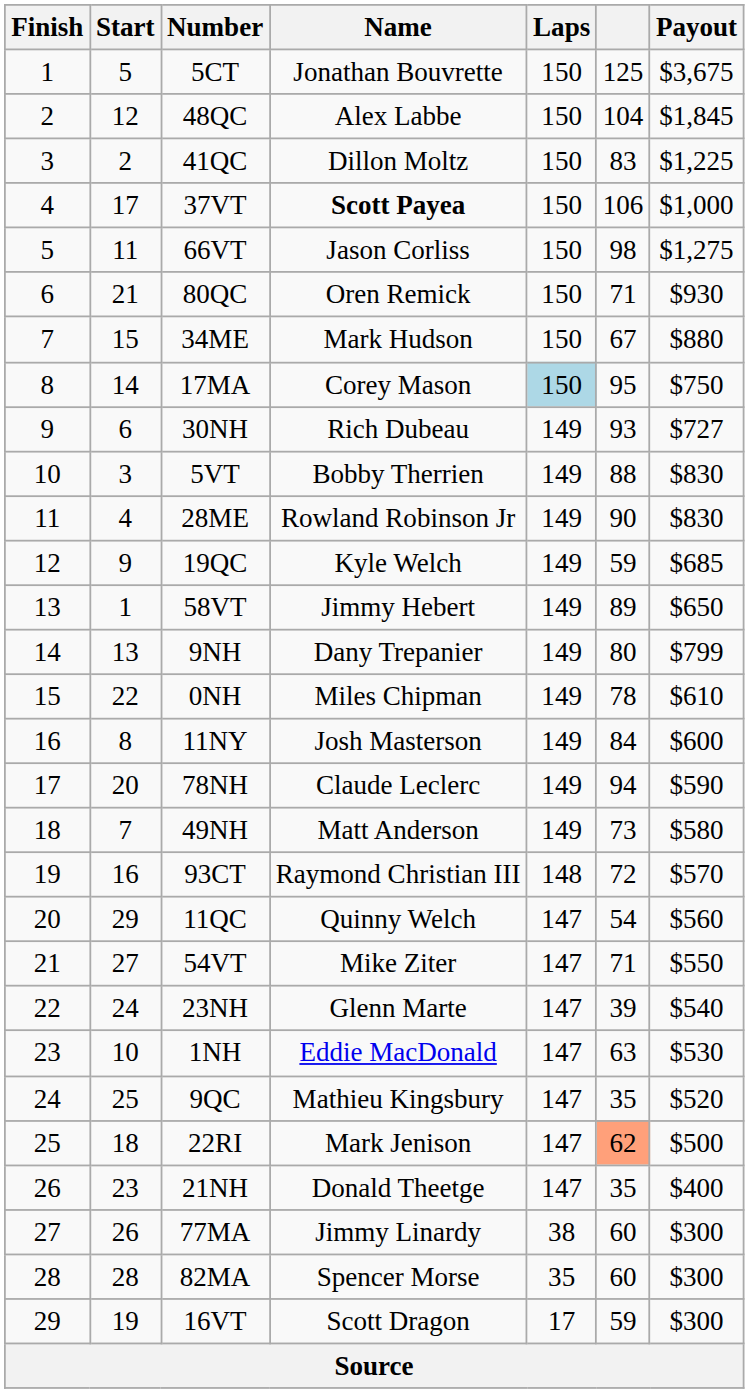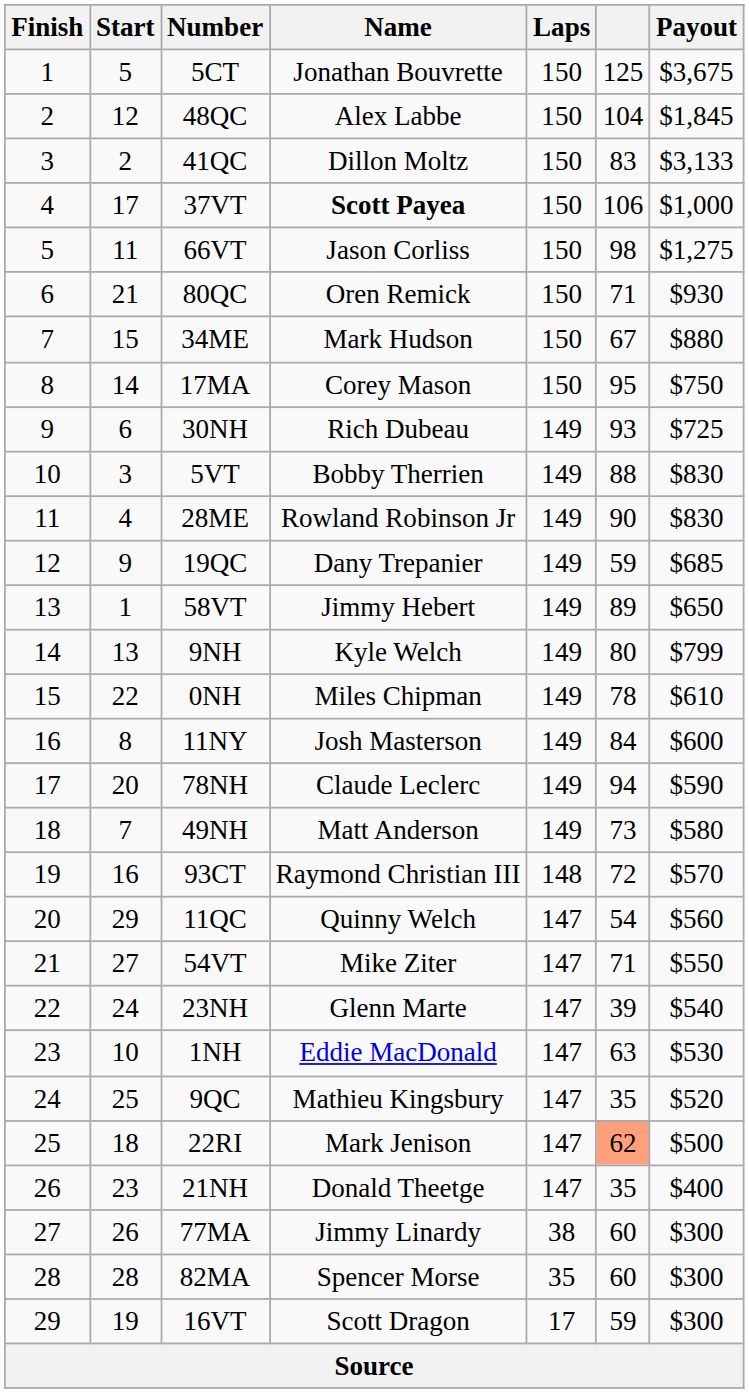(696, 160) $1,225 -> (696, 160) $3,133
(562, 383) lightblue background -> (562, 383) no background
(696, 428) $727 -> (696, 428) $725
(398, 562) Kyle Welch -> (398, 562) Dany Trepanier
(398, 651) Dany Trepanier -> (398, 651) Kyle Welch
